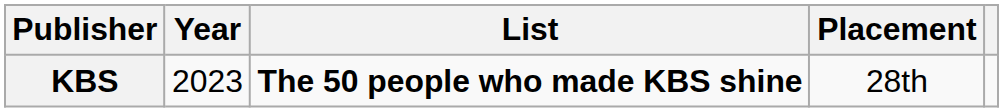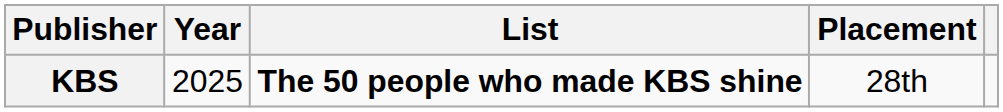(208, 80) 2023 -> (208, 80) 2025
